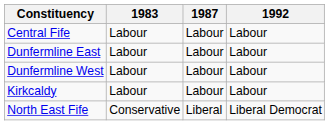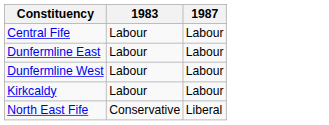- column: (276, 14)
